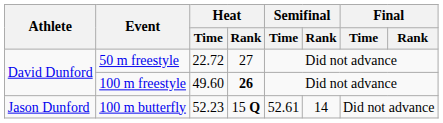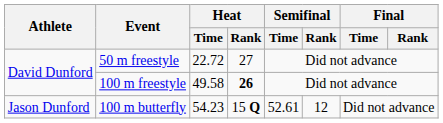(208, 84) 49.60 -> (208, 84) 49.58
(208, 107) 52.23 -> (208, 107) 54.23
(321, 107) 14 -> (321, 107) 12
